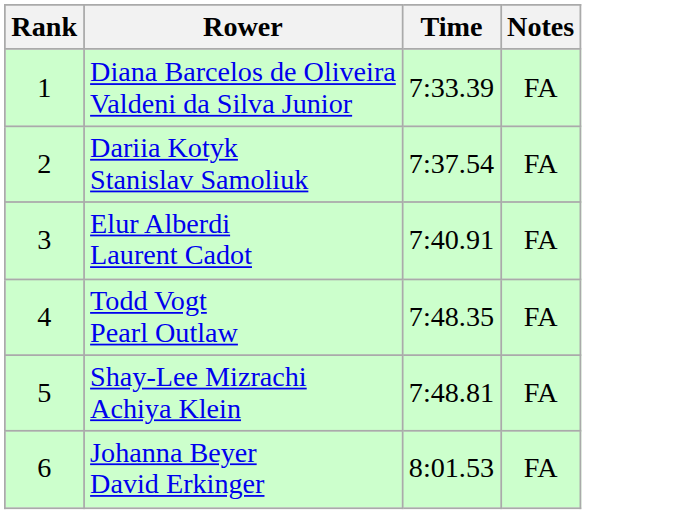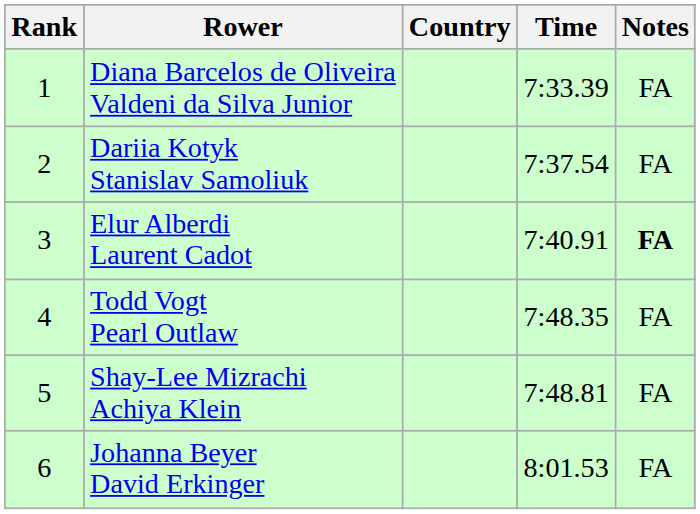+ column: (460, 26)
(541, 240) normal -> (655, 240) bold
